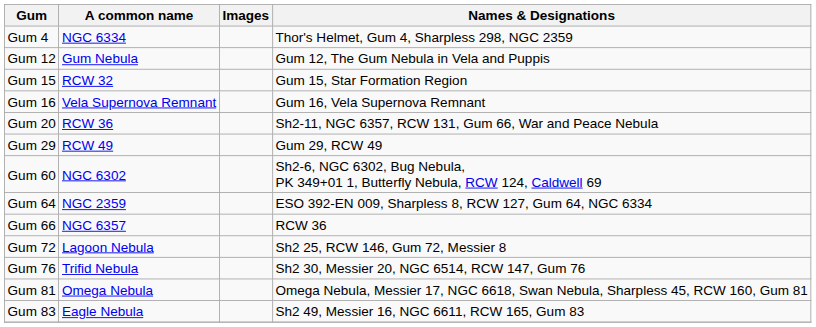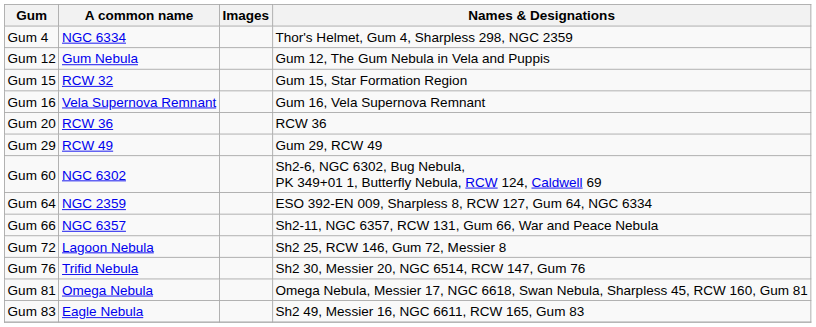(467, 123) Sh2-11, NGC 6357, RCW 131, Gum 66, War and Peace Nebula -> (301, 123) RCW 36
(301, 225) RCW 36 -> (467, 225) Sh2-11, NGC 6357, RCW 131, Gum 66, War and Peace Nebula
